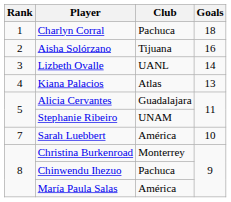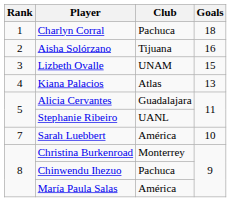(154, 65) UANL -> (155, 65) UNAM
(210, 65) 14 -> (210, 65) 15
(155, 118) UNAM -> (154, 118) UANL
